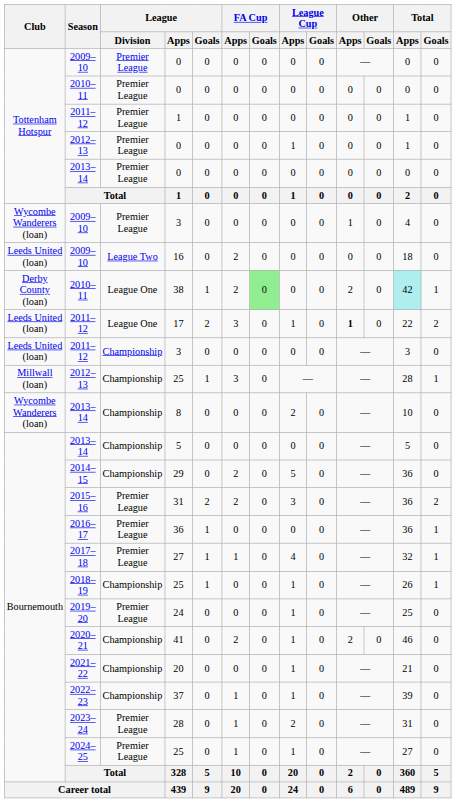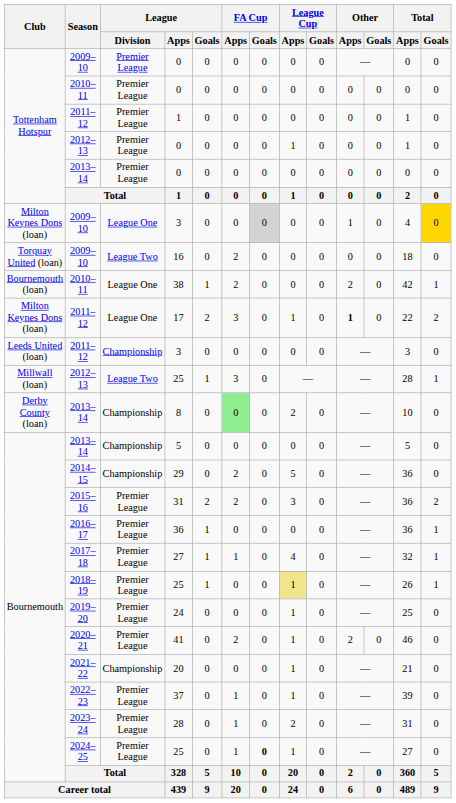(35, 223) Wycombe Wanderers (loan) -> (35, 223) Milton Keynes Dons (loan)
(132, 223) Premier League -> (132, 223) League One
(264, 223) no background -> (264, 223) lightgrey background
(436, 223) no background -> (436, 223) gold background
(35, 256) Leeds United (loan) -> (35, 256) Torquay United (loan)
(35, 290) Derby County (loan) -> (35, 284) Bournemouth (loan)
(264, 290) lightgreen background -> (264, 284) no background
(407, 290) paleturquoise background -> (407, 284) no background
(35, 323) Leeds United (loan) -> (35, 317) Milton Keynes Dons (loan)
(132, 379) Championship -> (132, 379) League Two
(35, 412) Wycombe Wanderers (loan) -> (35, 412) Derby County (loan)
(236, 412) no background -> (236, 412) lightgreen background
(132, 585) Championship -> (132, 585) Premier League
(293, 585) no background -> (293, 585) khaki background
(132, 640) Championship -> (132, 640) Premier League
(132, 696) Championship -> (132, 696) Premier League
(264, 751) normal -> (264, 751) bold
